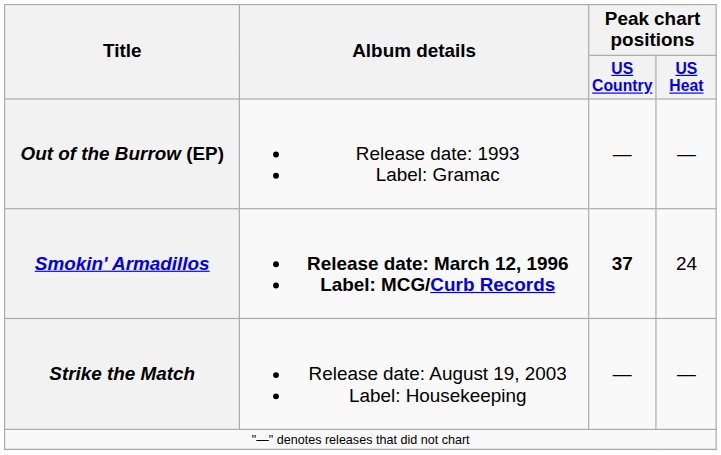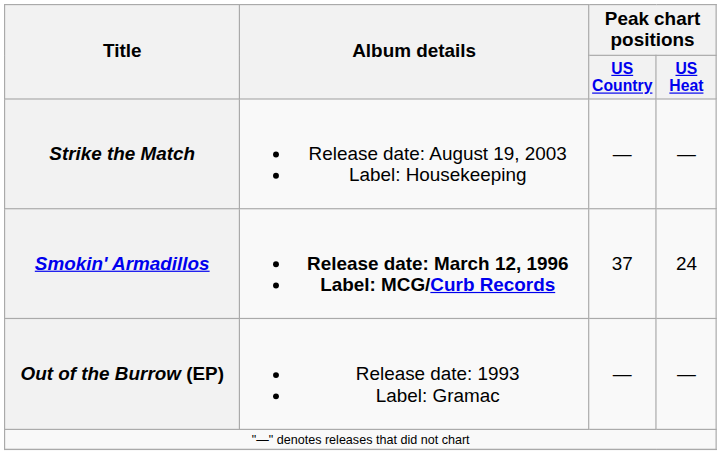rows swapped: (122, 153) <-> (122, 373)
(622, 263) bold -> (622, 263) normal
